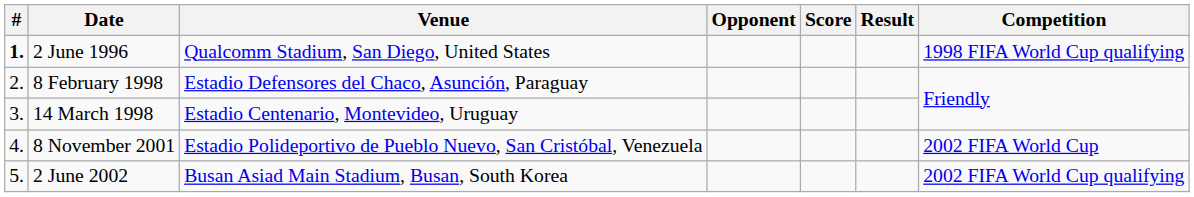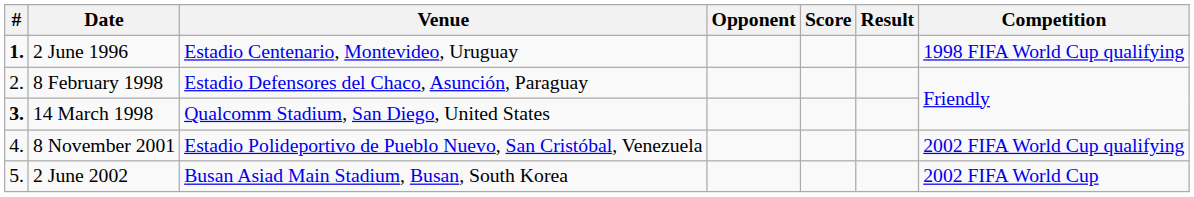(367, 51) Qualcomm Stadium, San Diego, United States -> (351, 51) Estadio Centenario, Montevideo, Uruguay
(17, 113) normal -> (17, 113) bold
(351, 113) Estadio Centenario, Montevideo, Uruguay -> (367, 113) Qualcomm Stadium, San Diego, United States
(1011, 144) 2002 FIFA World Cup -> (1054, 144) 2002 FIFA World Cup qualifying
(1054, 176) 2002 FIFA World Cup qualifying -> (1011, 176) 2002 FIFA World Cup
